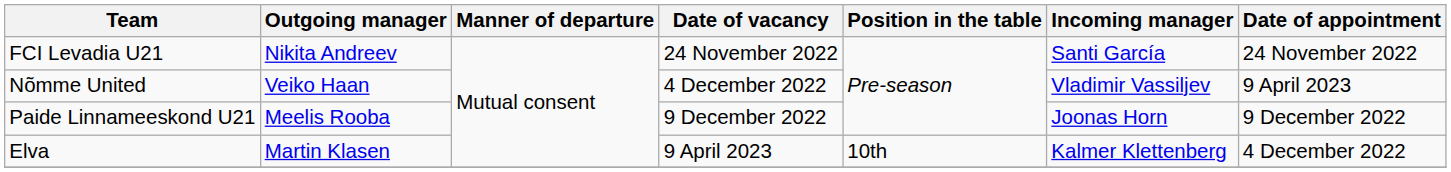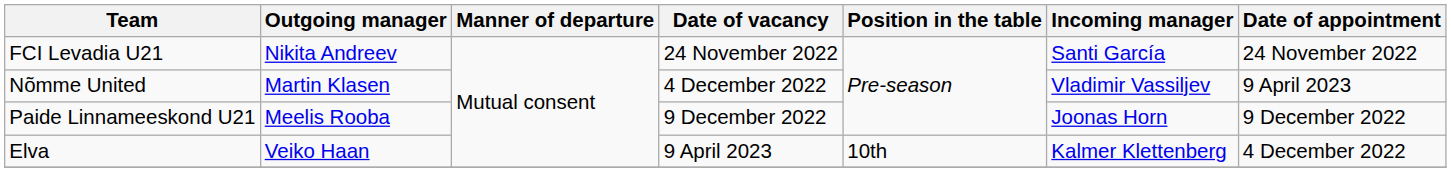(317, 85) Veiko Haan -> (327, 85) Martin Klasen
(327, 150) Martin Klasen -> (317, 150) Veiko Haan
